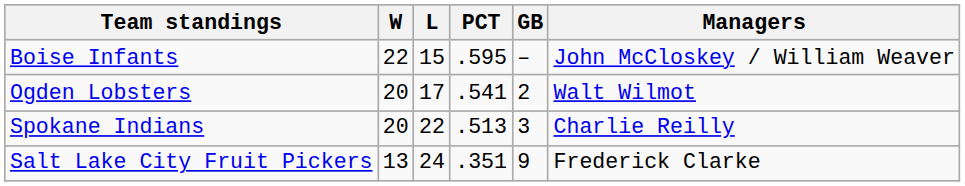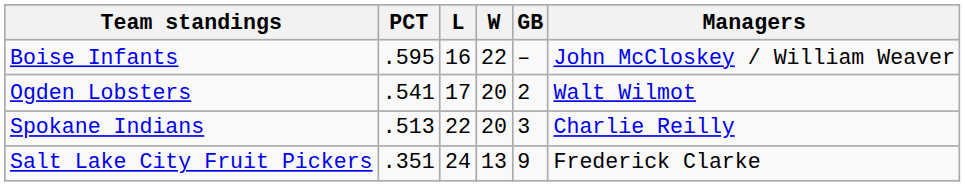columns swapped: (396, 22) <-> (481, 22)
(432, 58) 15 -> (458, 58) 16
